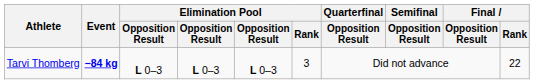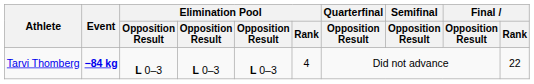(307, 64) 3 -> (307, 64) 4
